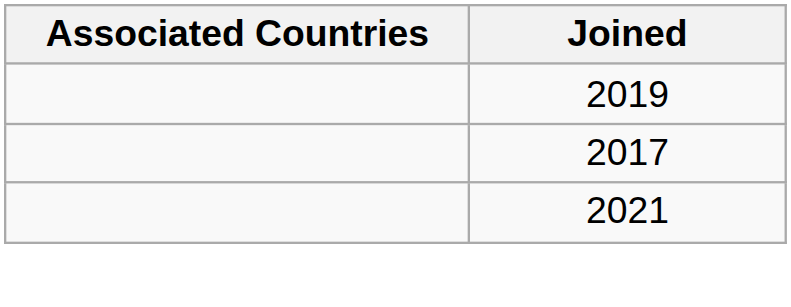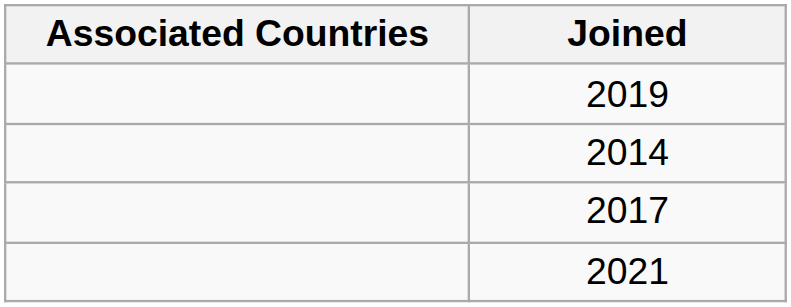+ row: (627, 152)
